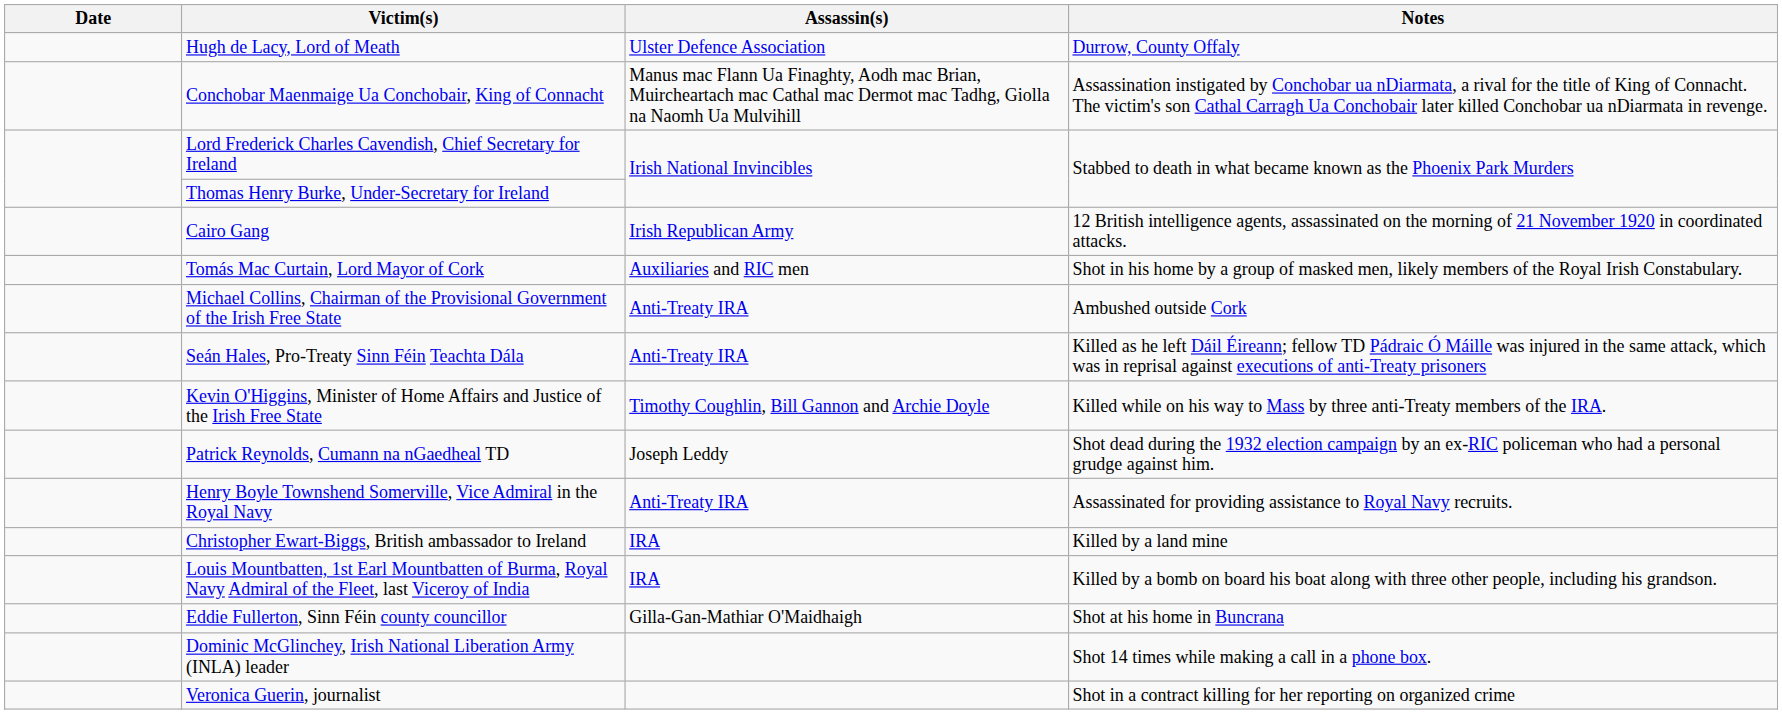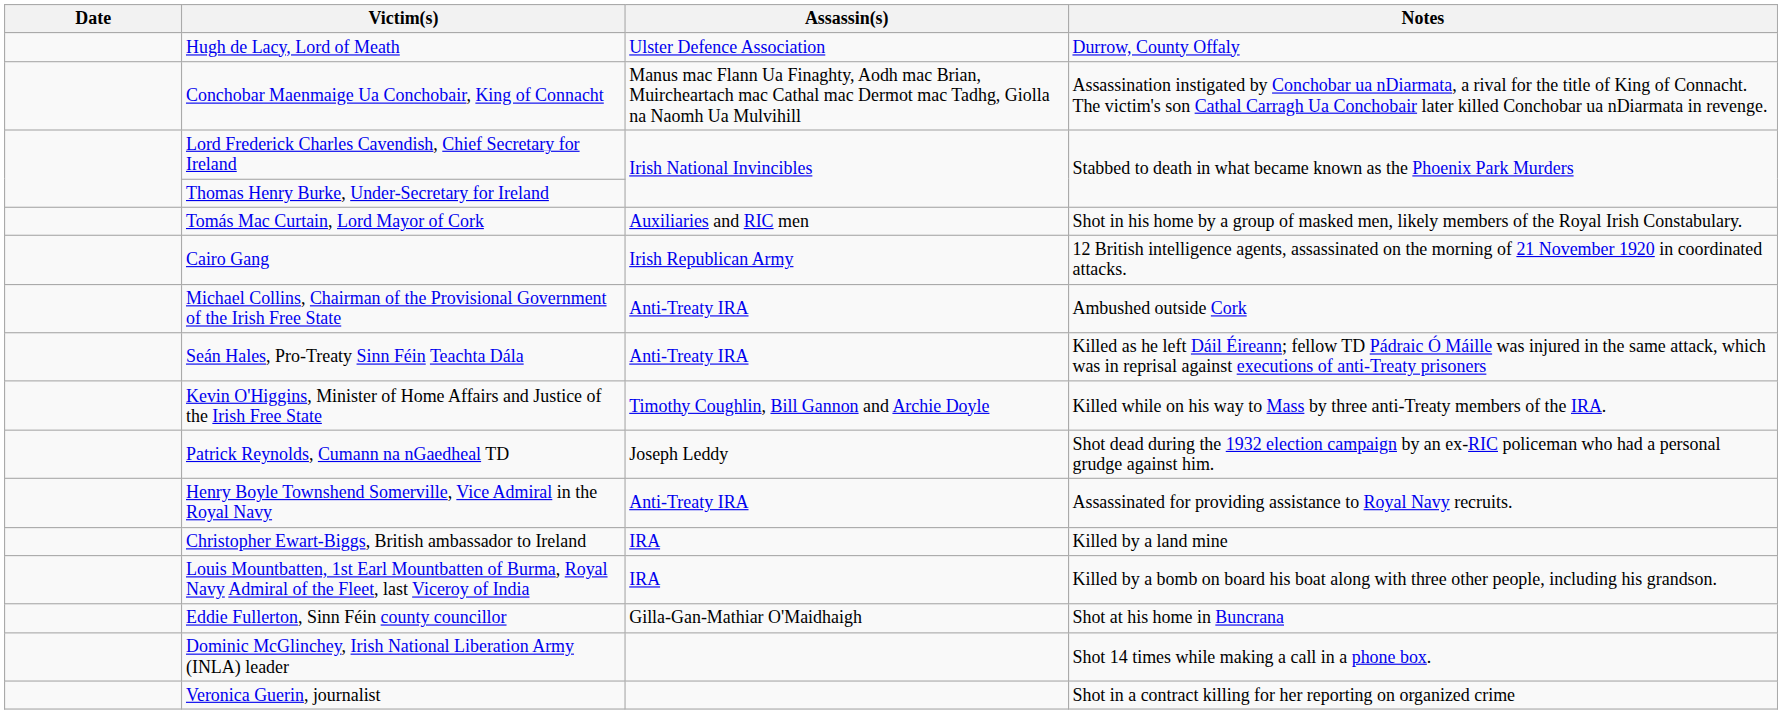rows swapped: (335, 269) <-> (228, 231)
